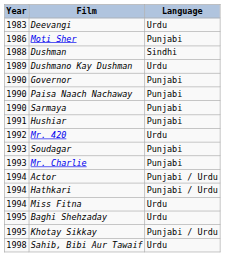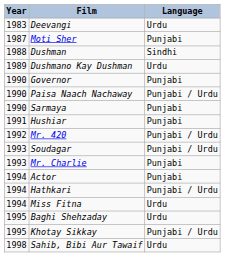(17, 39) 1986 -> (17, 39) 1987
(164, 94) Punjabi -> (182, 94) Punjabi / Urdu
(157, 135) Urdu -> (182, 135) Punjabi / Urdu
(164, 149) Punjabi -> (182, 149) Punjabi / Urdu
(182, 176) Punjabi / Urdu -> (164, 176) Punjabi
